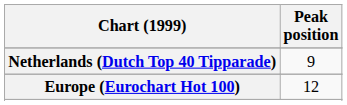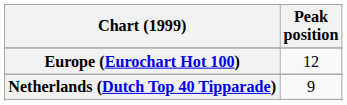rows swapped: (142, 86) <-> (142, 61)
